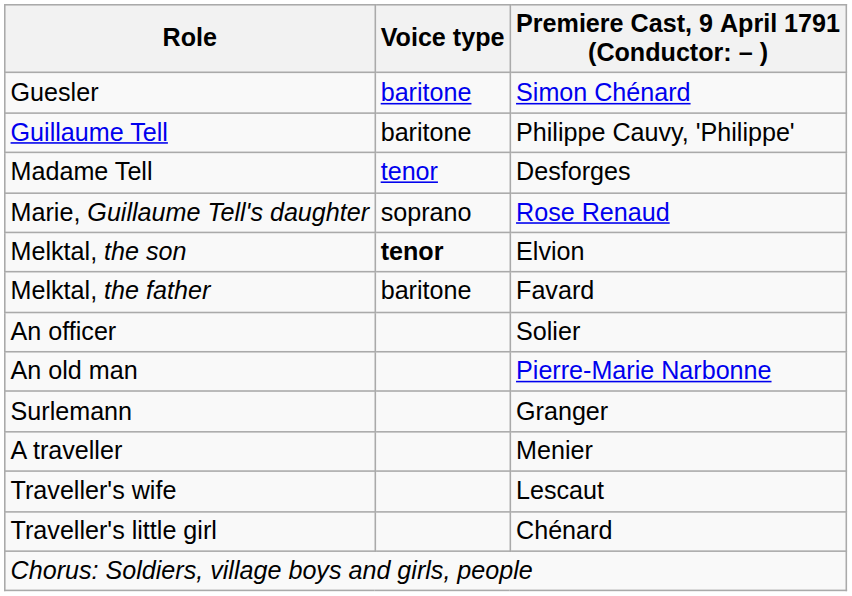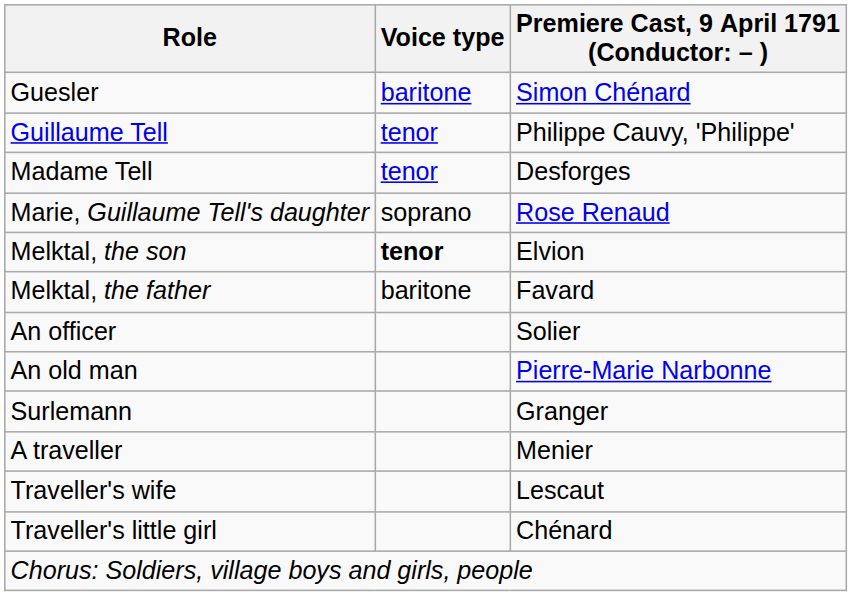(426, 132) baritone -> (409, 132) tenor
